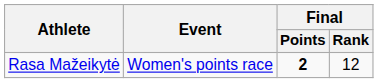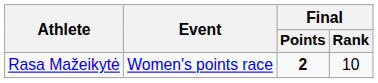(351, 66) 12 -> (351, 66) 10
